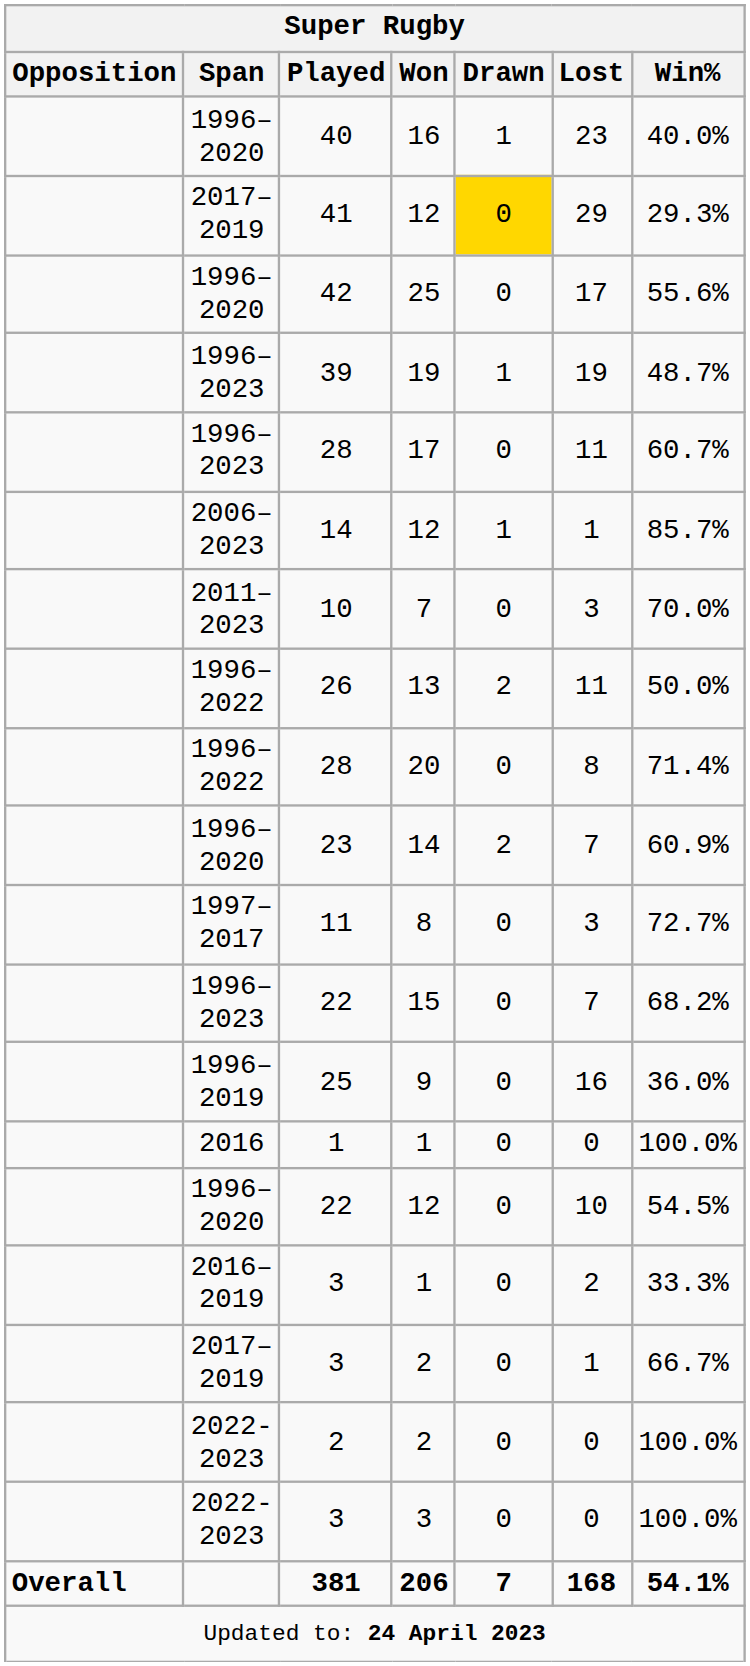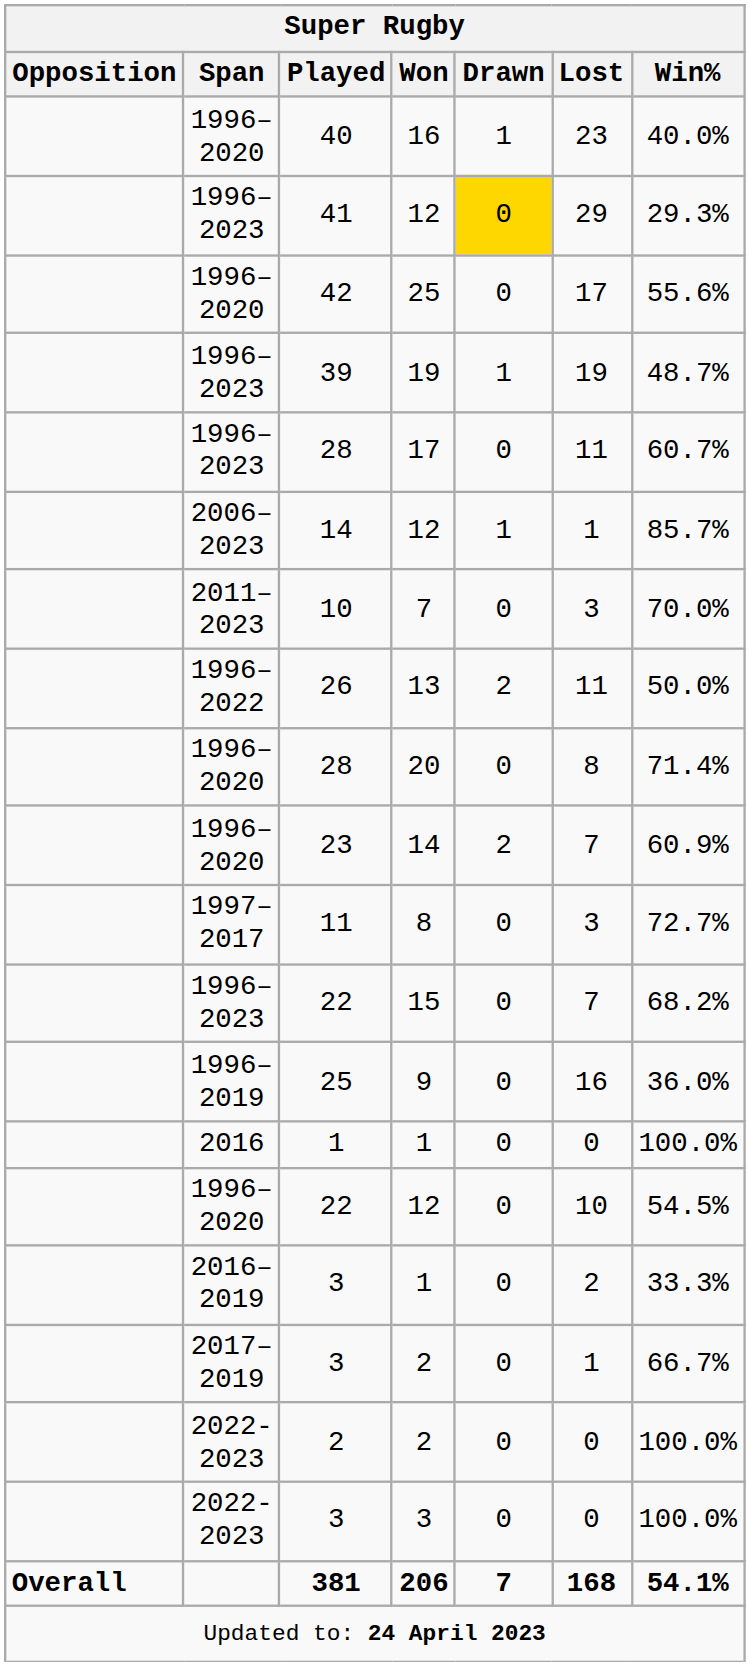(232, 215) 2017–2019 -> (232, 215) 1996–2023
(232, 766) 1996–2022 -> (232, 766) 1996–2020
